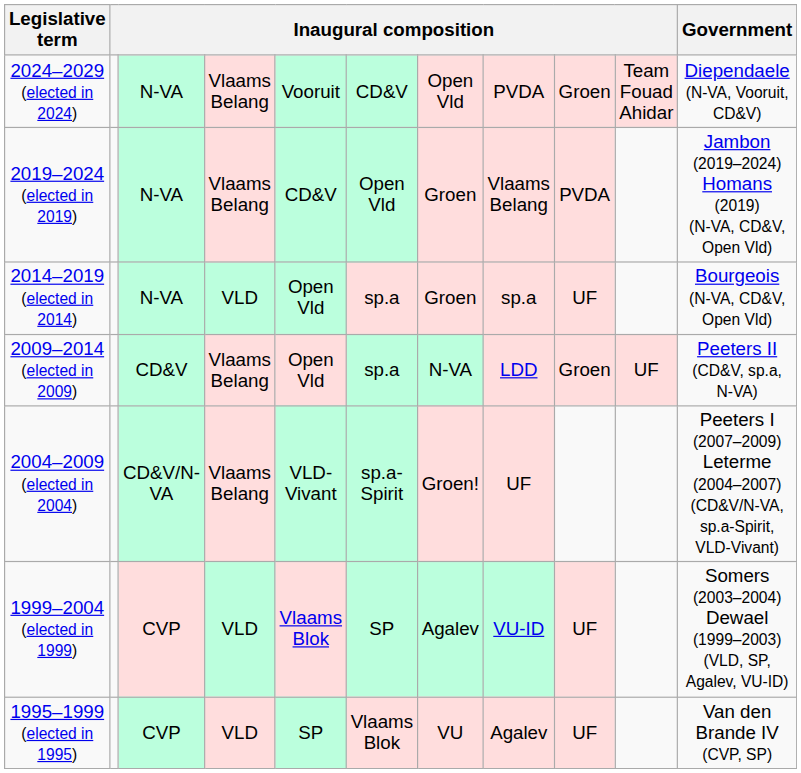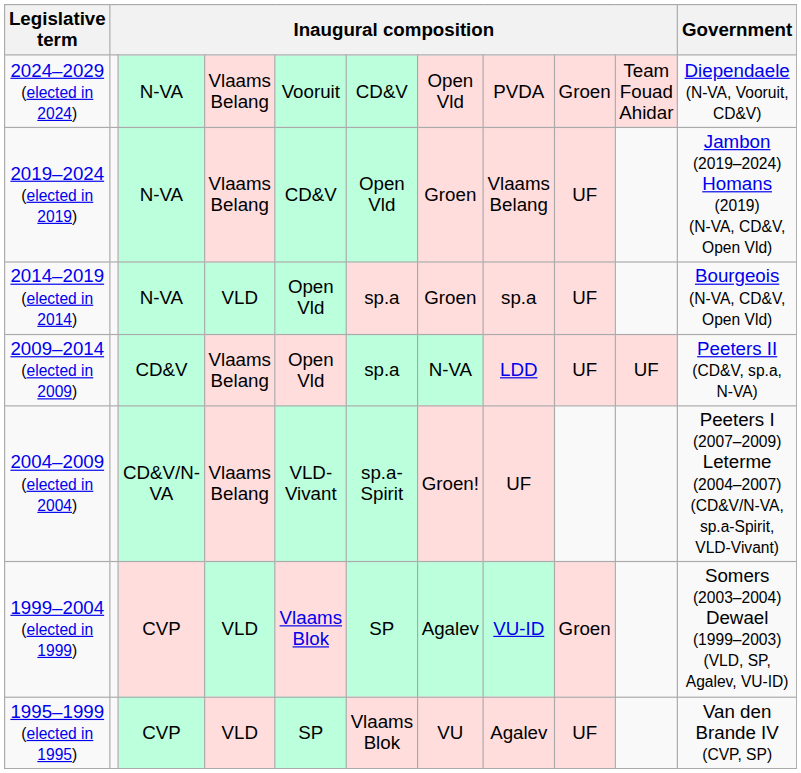(585, 194) PVDA -> (585, 194) UF
(585, 369) Groen -> (585, 369) UF
(585, 629) UF -> (585, 629) Groen
